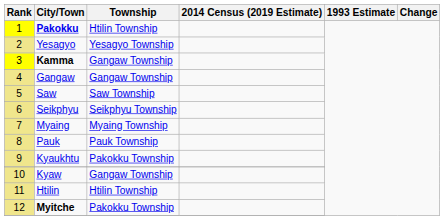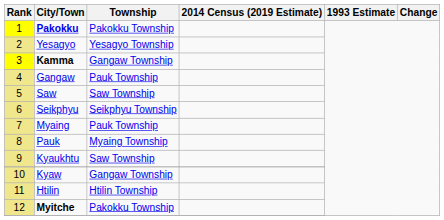(123, 28) Htilin Township -> (132, 28) Pakokku Township
(131, 77) Gangaw Township -> (124, 77) Pauk Township
(128, 126) Myaing Township -> (124, 126) Pauk Township
(124, 142) Pauk Township -> (128, 142) Myaing Township
(132, 158) Pakokku Township -> (122, 158) Saw Township
